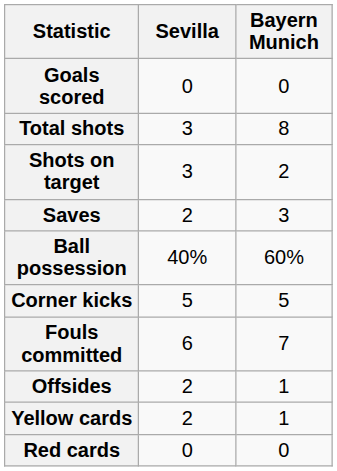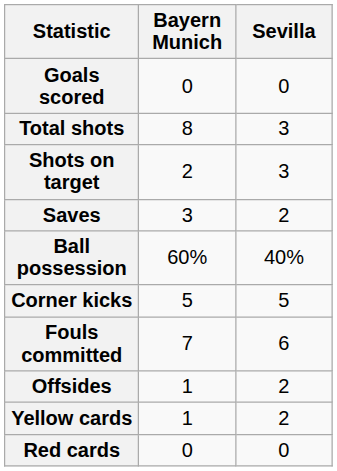columns swapped: (284, 31) <-> (187, 31)
